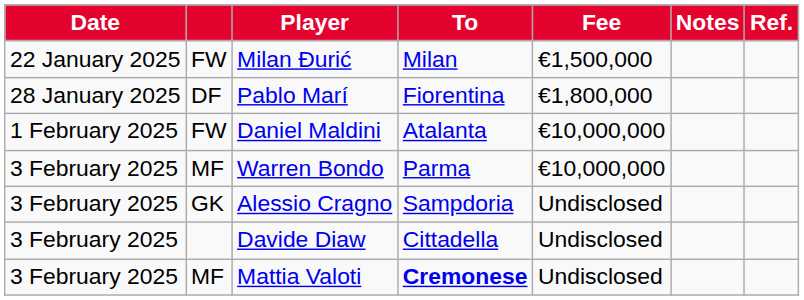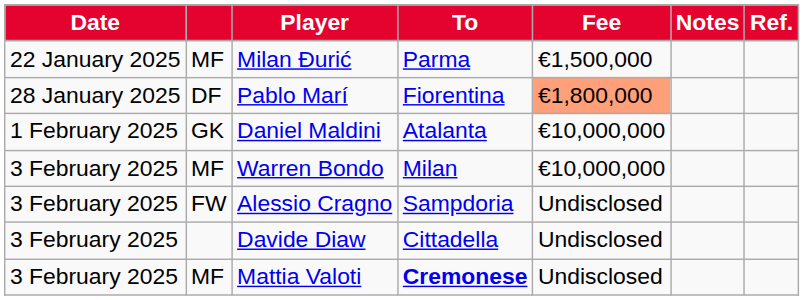(209, 58) FW -> (208, 58) MF
(430, 58) Milan -> (437, 58) Parma
(595, 95) no background -> (595, 95) lightsalmon background
(209, 131) FW -> (208, 131) GK
(437, 167) Parma -> (430, 167) Milan
(208, 204) GK -> (209, 204) FW
